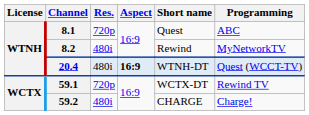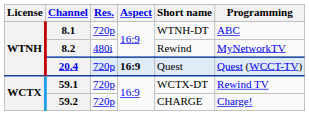(170, 30) Quest -> (183, 30) WTNH-DT
(103, 66) 480i -> (104, 66) 720p
(183, 66) WTNH-DT -> (170, 66) Quest
(103, 102) 480i -> (104, 102) 720p
